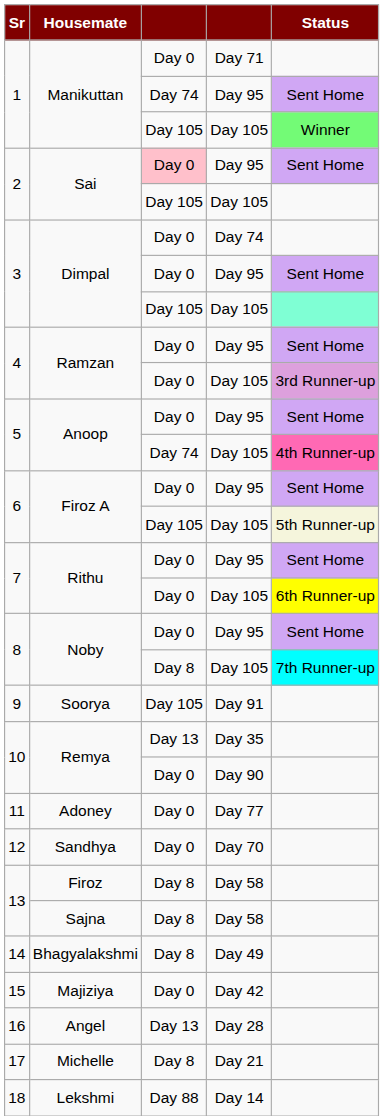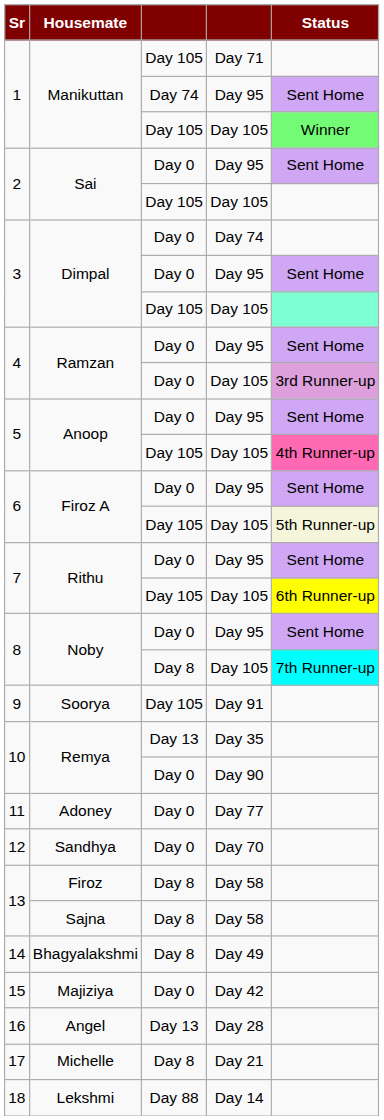(174, 58) Day 0 -> (174, 58) Day 105
(174, 165) pink background -> (174, 165) no background
(174, 452) Day 74 -> (174, 452) Day 105
(174, 596) Day 0 -> (174, 596) Day 105
